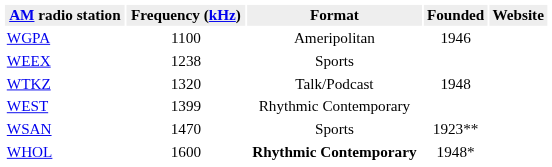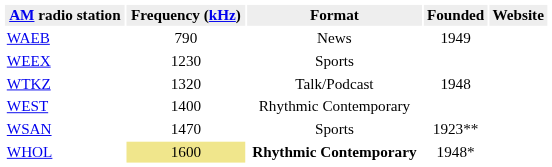+ row: (28, 38)
- row: (28, 38)
(186, 60) 1238 -> (186, 60) 1230
(186, 106) 1399 -> (186, 106) 1400
(186, 152) no background -> (186, 152) khaki background
